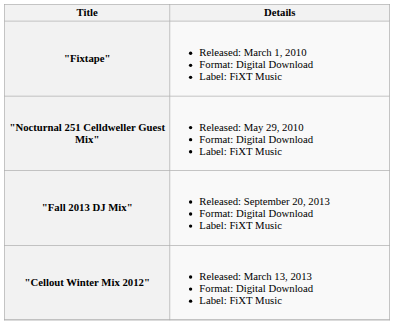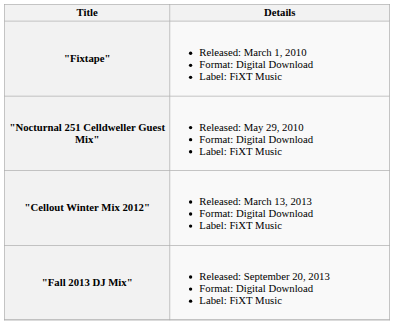rows swapped: (87, 282) <-> (87, 208)
